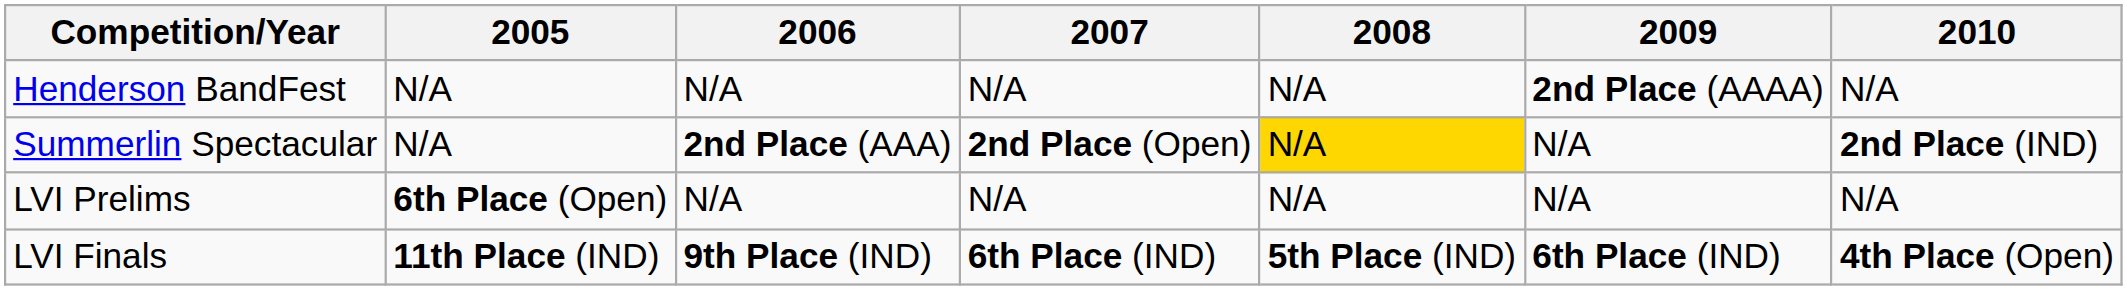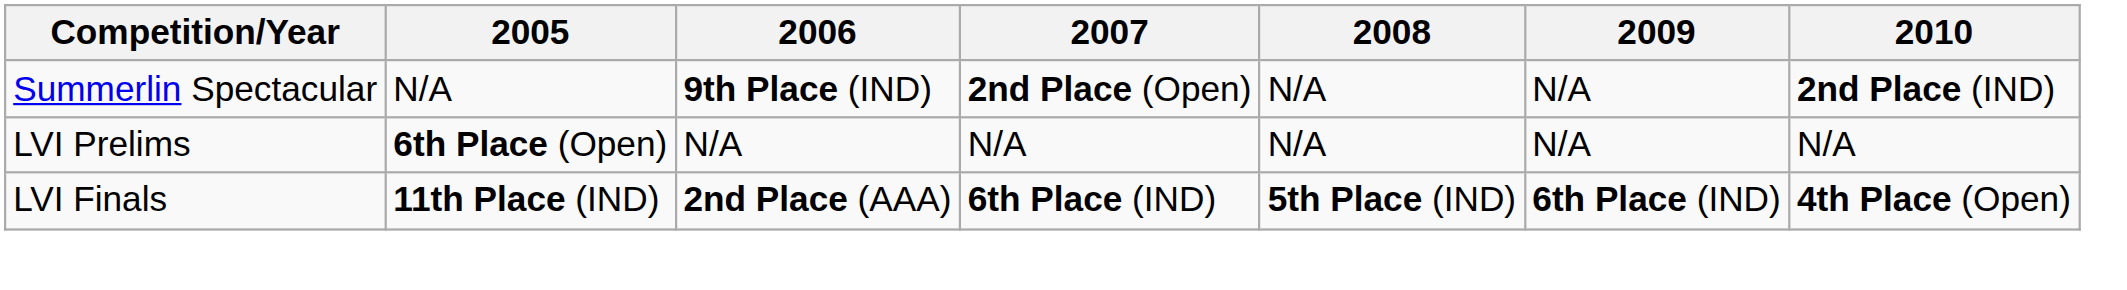- row: (180, 88)
(818, 144) 2nd Place (AAA) -> (808, 88) 9th Place (IND)
(1392, 145) gold background -> (1392, 89) no background
(808, 255) 9th Place (IND) -> (818, 199) 2nd Place (AAA)
